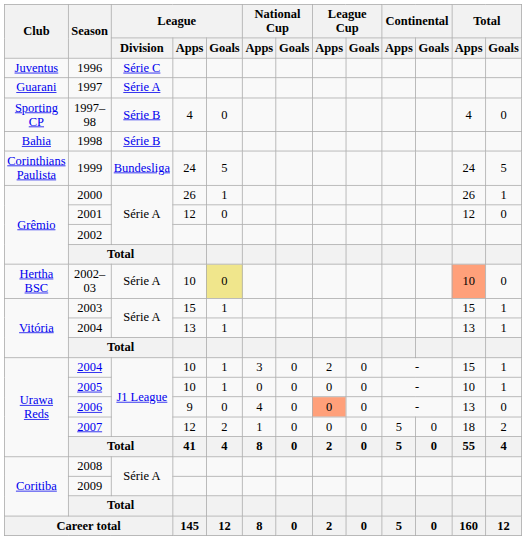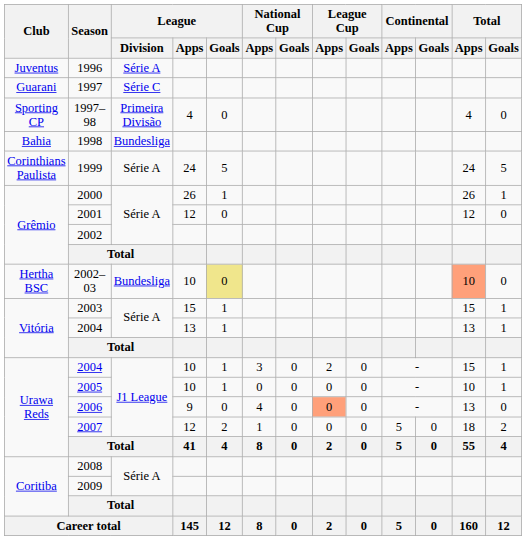(142, 68) Série C -> (142, 68) Série A
(142, 87) Série A -> (142, 87) Série C
(142, 114) Série B -> (142, 114) Primeira Divisão
(142, 141) Série B -> (142, 141) Bundesliga
(142, 168) Bundesliga -> (142, 168) Série A
(142, 281) Série A -> (142, 281) Bundesliga
